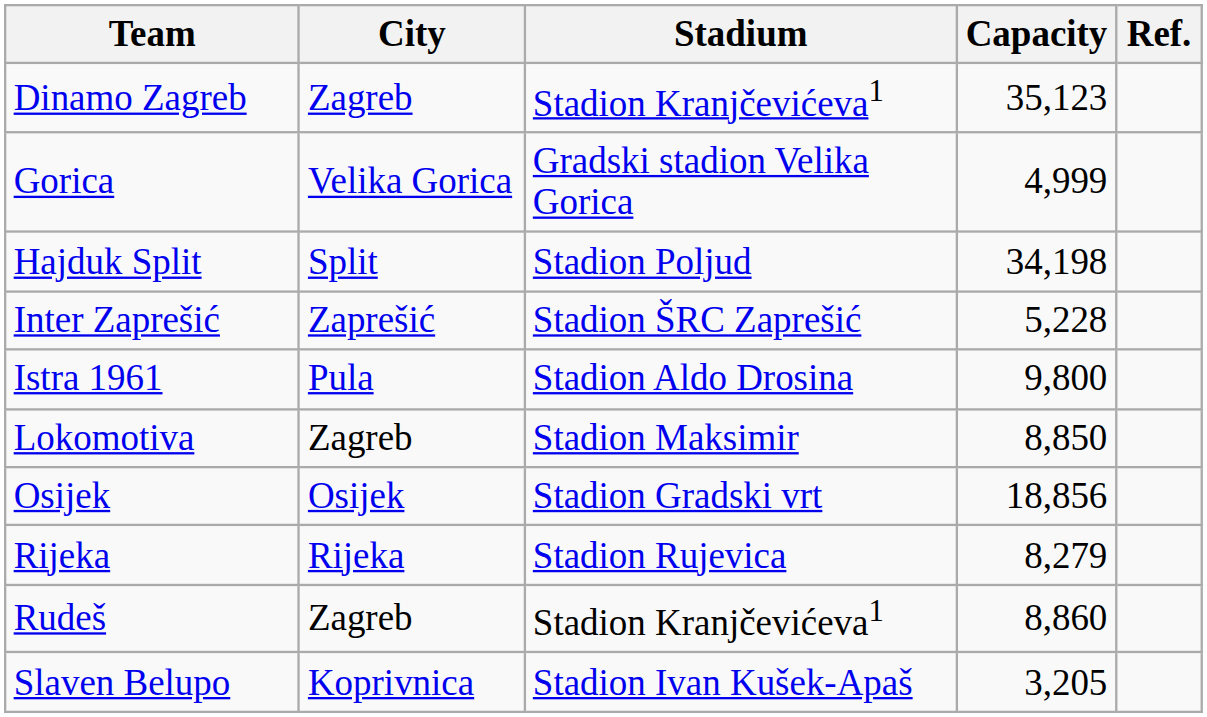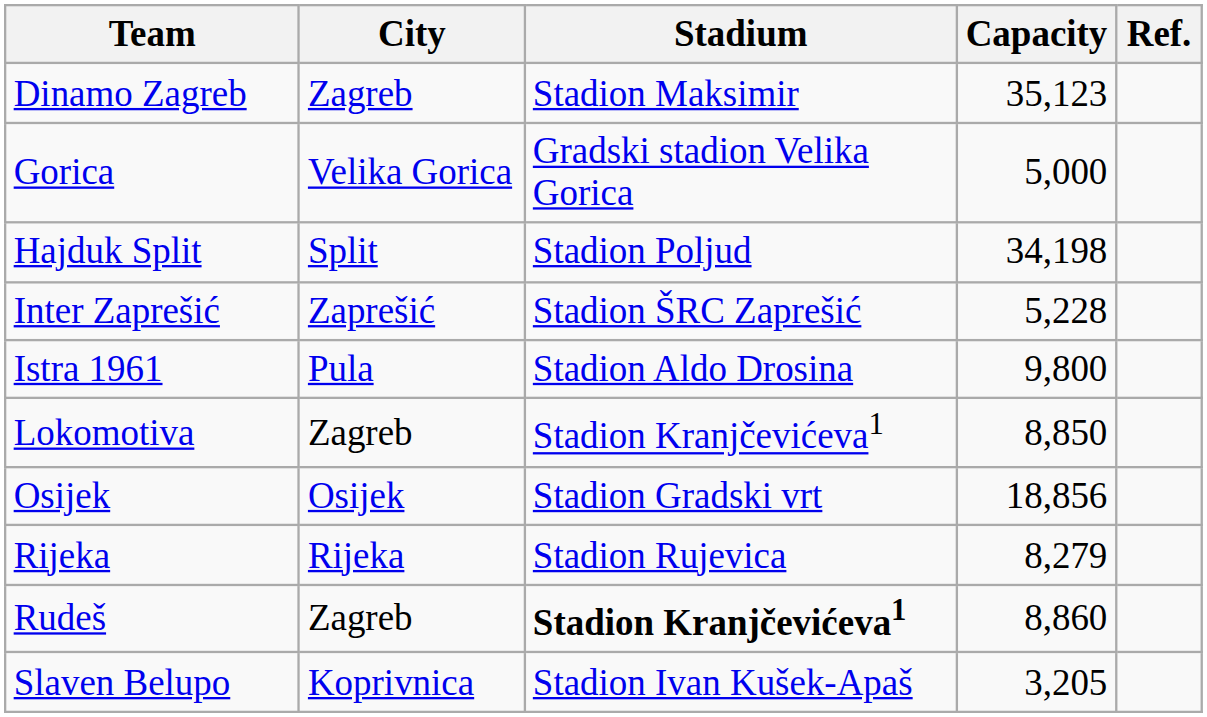(708, 97) Stadion Kranjčevićeva1 -> (666, 92) Stadion Maksimir
(1066, 181) 4,999 -> (1066, 171) 5,000
(666, 437) Stadion Maksimir -> (708, 432) Stadion Kranjčevićeva1
(708, 617) normal -> (720, 617) bold
